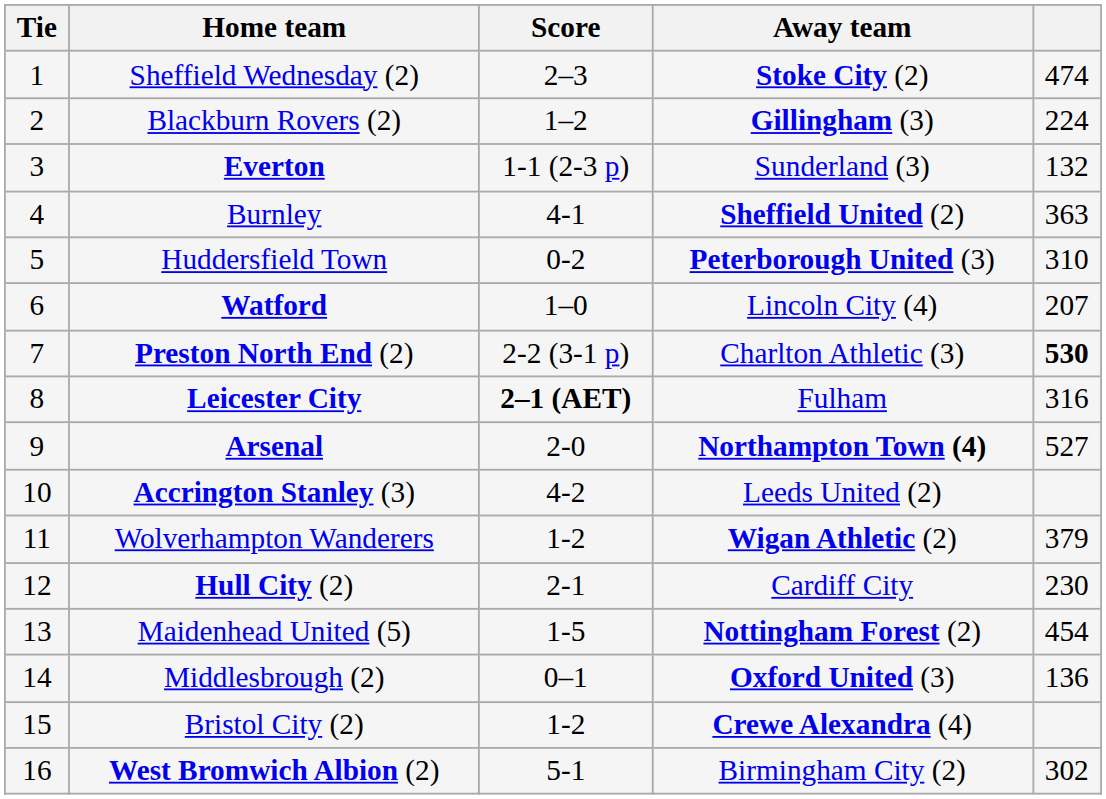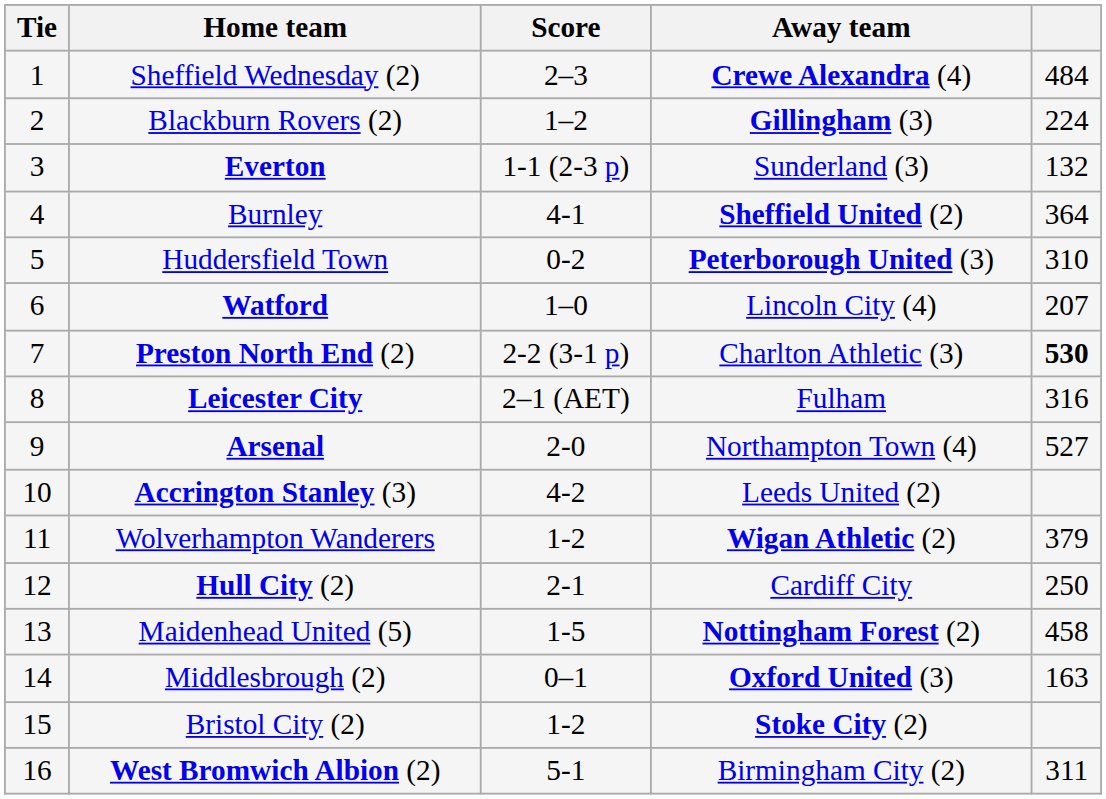(842, 74) Stoke City (2) -> (841, 74) Crewe Alexandra (4)
(1067, 74) 474 -> (1067, 74) 484
(1067, 213) 363 -> (1067, 213) 364
(566, 399) bold -> (566, 399) normal
(842, 445) bold -> (841, 445) normal
(1067, 584) 230 -> (1067, 584) 250
(1067, 631) 454 -> (1067, 631) 458
(1067, 677) 136 -> (1067, 677) 163
(842, 724) Crewe Alexandra (4) -> (841, 724) Stoke City (2)
(1067, 770) 302 -> (1067, 770) 311
